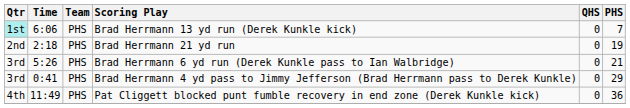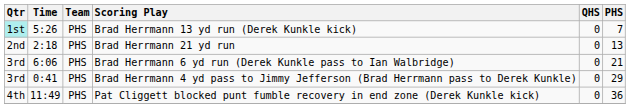(45, 29) 6:06 -> (45, 29) 5:26
(617, 46) 19 -> (617, 46) 13
(45, 62) 5:26 -> (45, 62) 6:06
